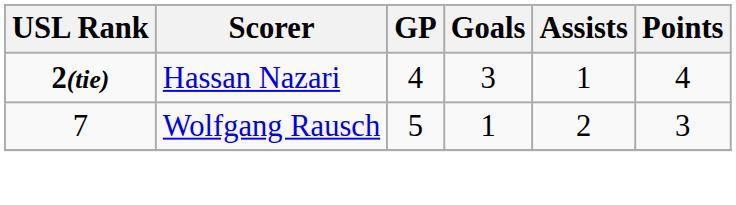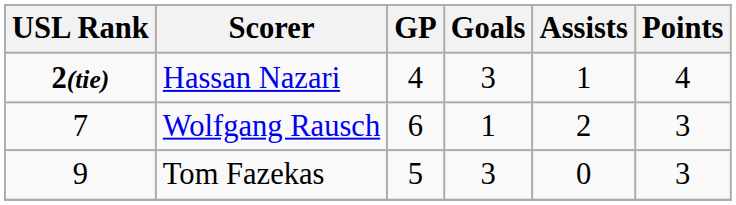(415, 125) 5 -> (415, 125) 6
+ row: (244, 174)
